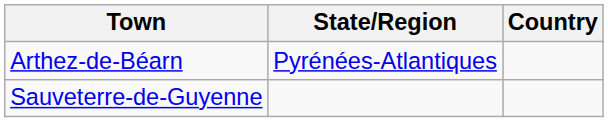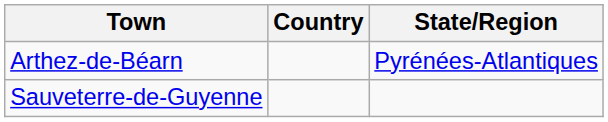columns swapped: (385, 23) <-> (553, 23)
